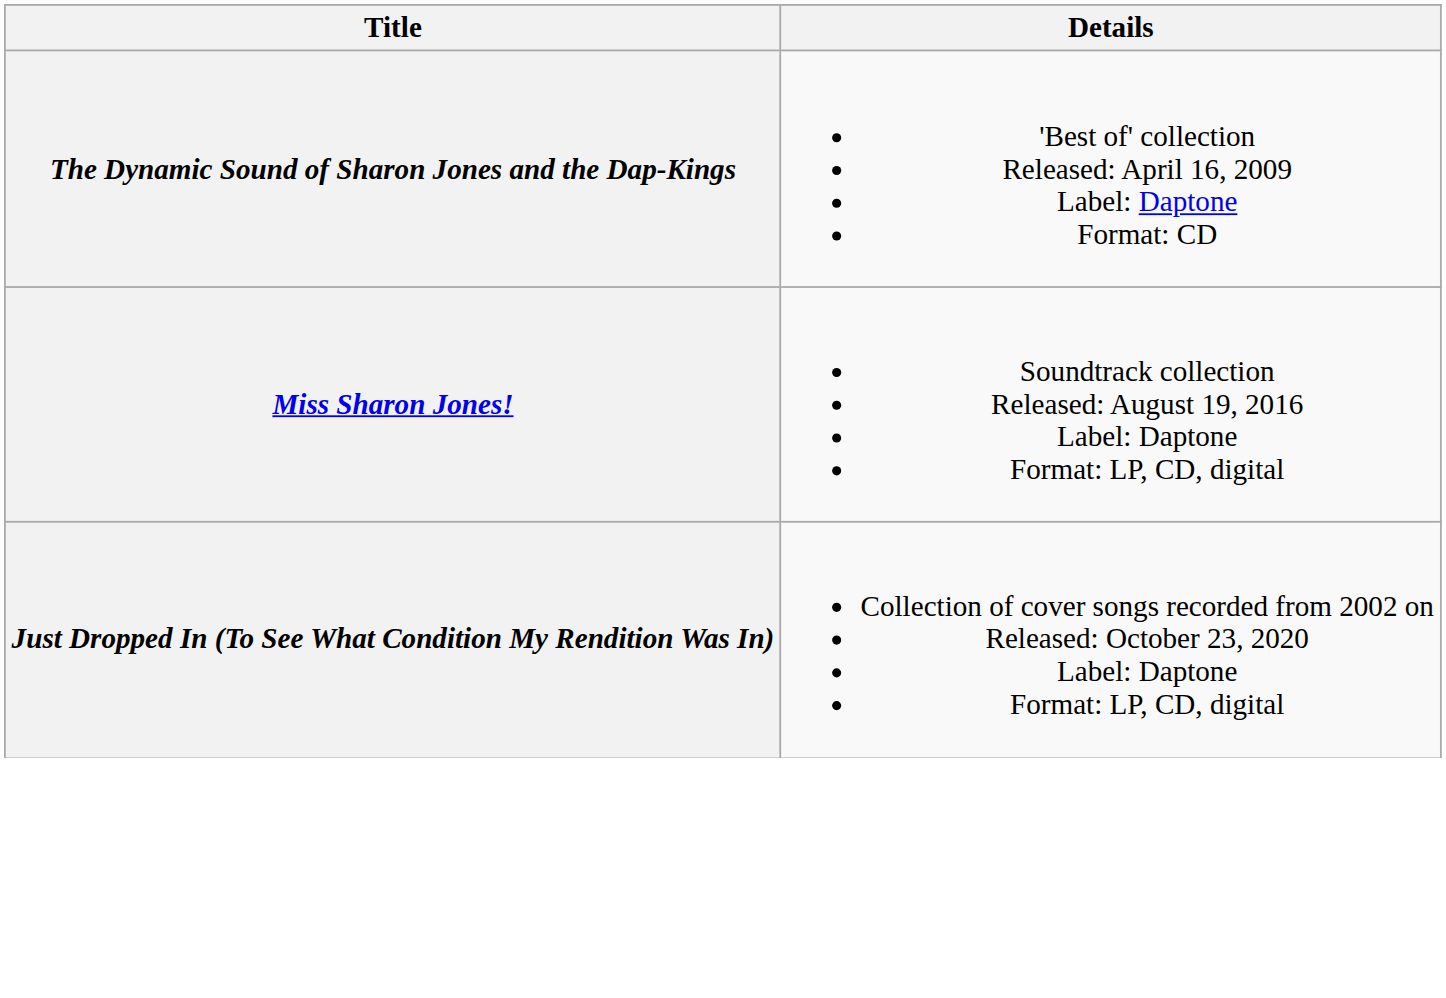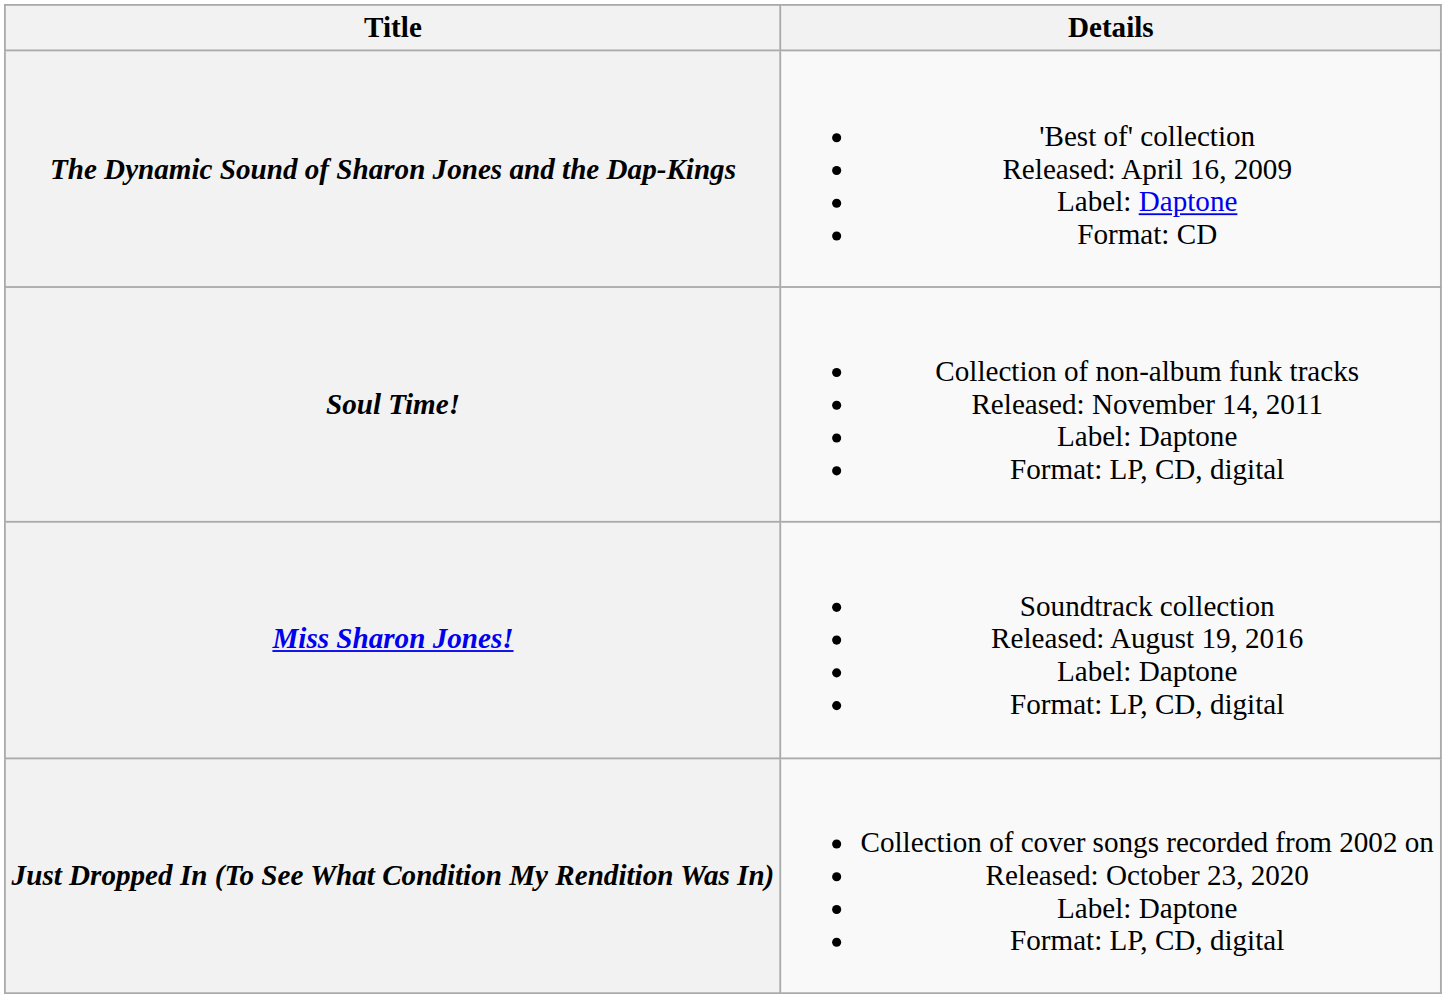+ row: (393, 403)
